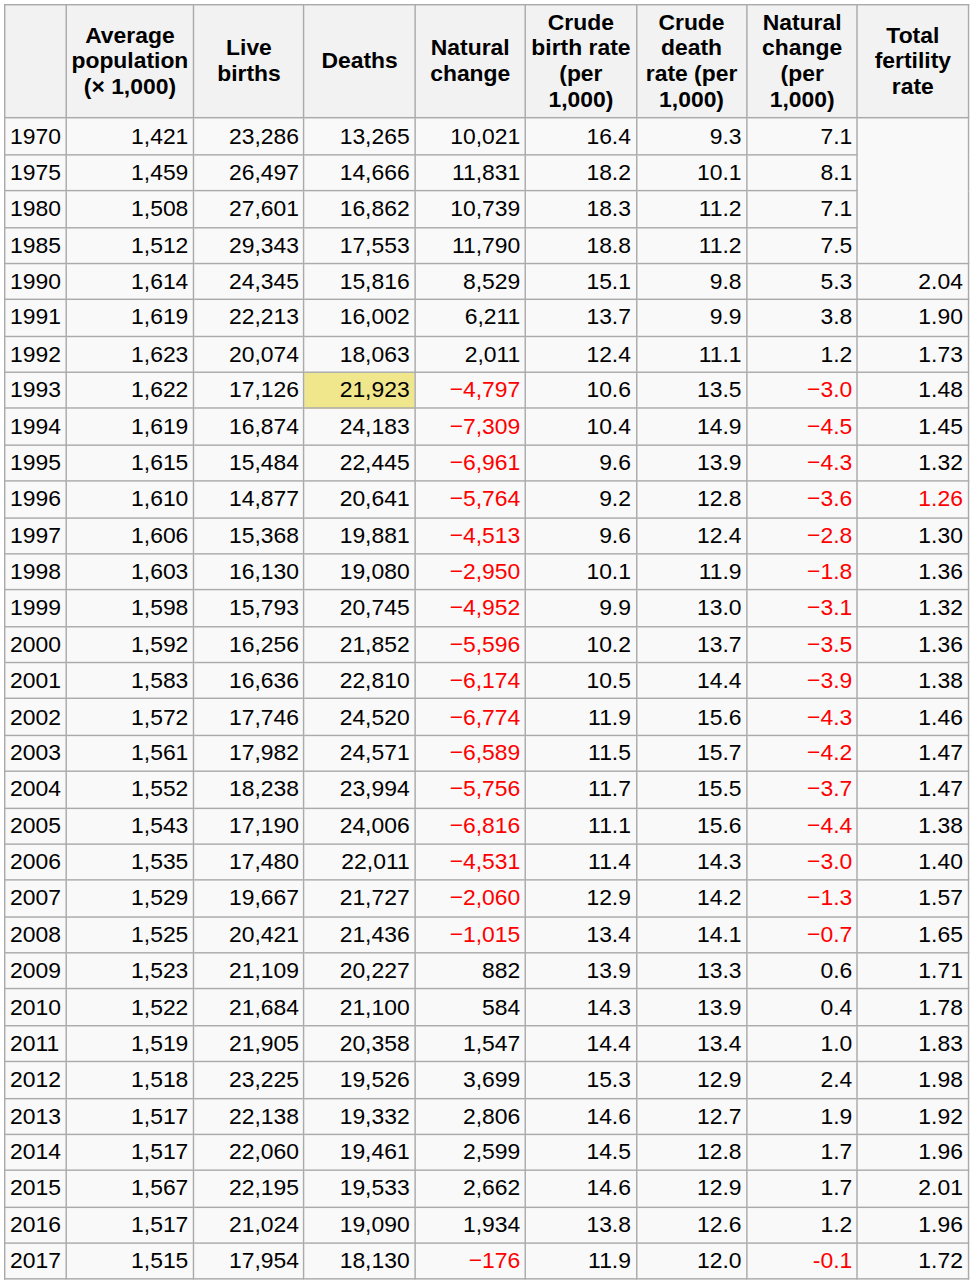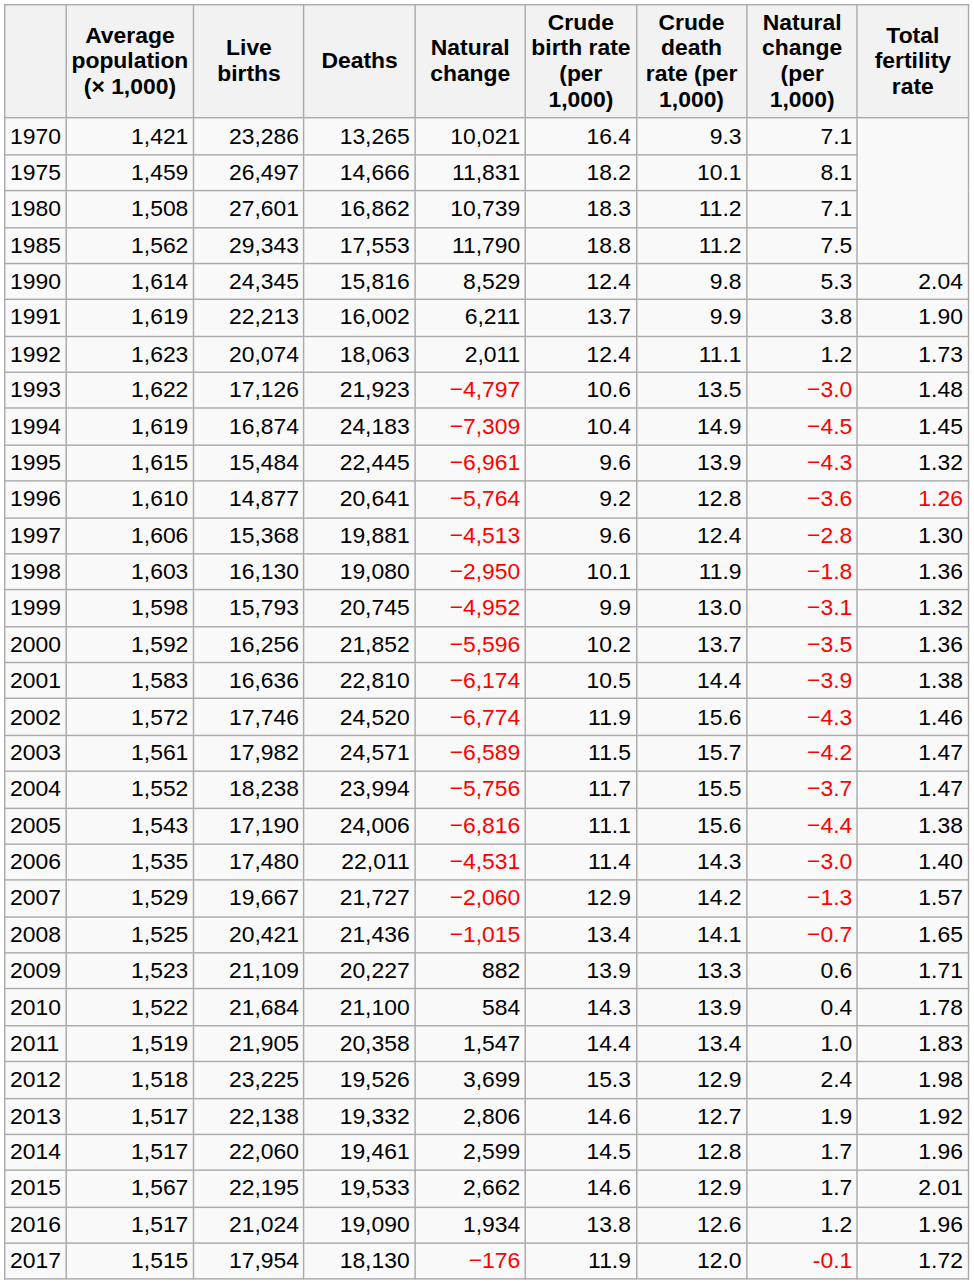(160, 245) 1,512 -> (160, 245) 1,562
(609, 281) 15.1 -> (609, 281) 12.4
(375, 390) khaki background -> (375, 390) no background
